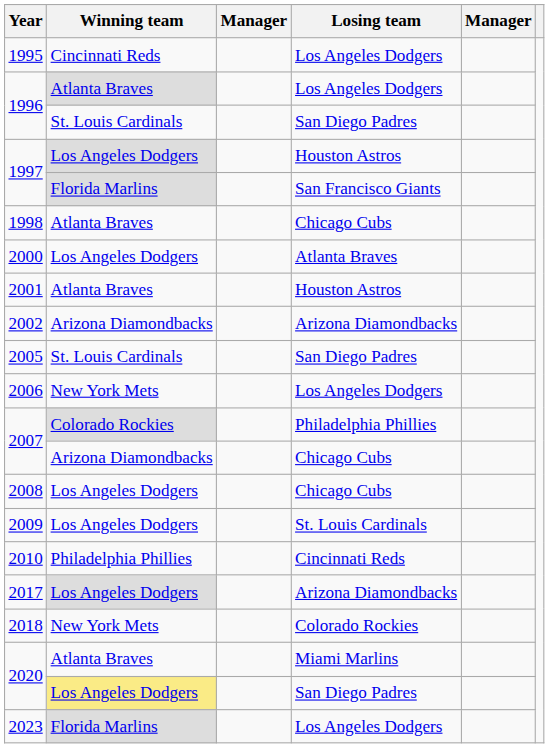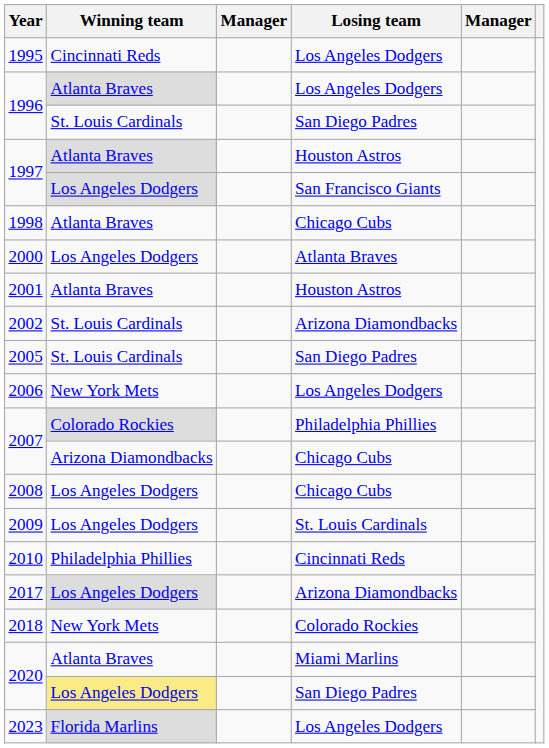(124, 155) Los Angeles Dodgers -> (102, 155) Atlanta Braves
(104, 189) Florida Marlins -> (124, 189) Los Angeles Dodgers
(132, 323) Arizona Diamondbacks -> (116, 323) St. Louis Cardinals
